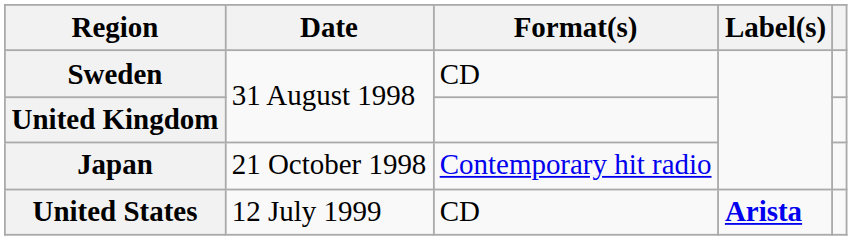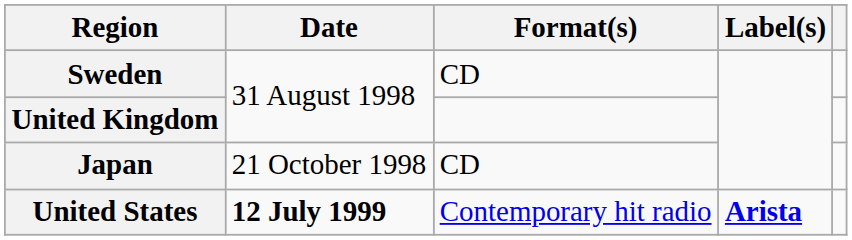(576, 165) Contemporary hit radio -> (460, 165) CD
(307, 211) normal -> (309, 211) bold
(460, 211) CD -> (576, 211) Contemporary hit radio
